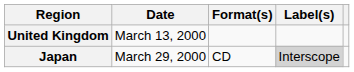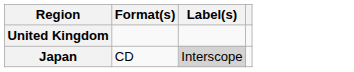- column: (160, 14)
